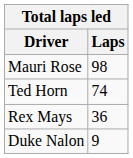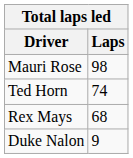(99, 116) 36 -> (99, 116) 68
